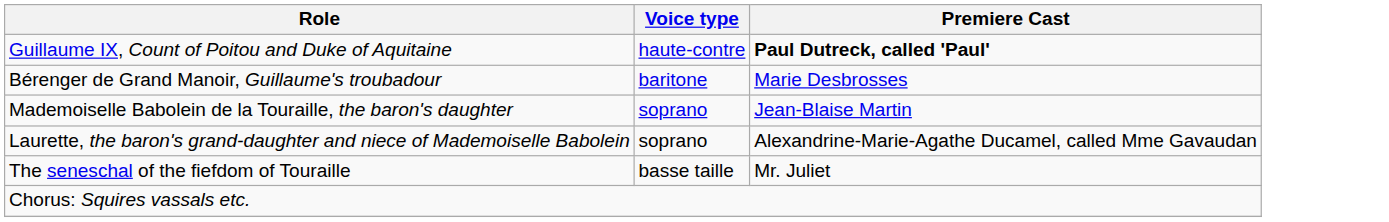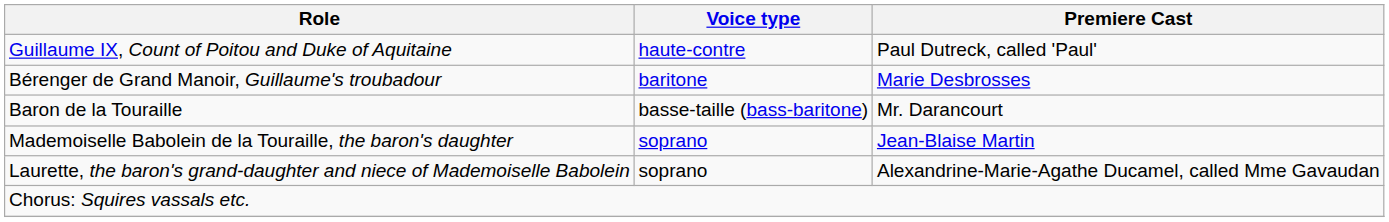(872, 49) bold -> (987, 49) normal
+ row: (96, 110)
- row: (180, 170)
